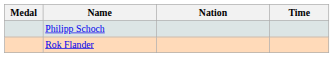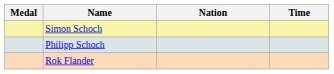+ row: (74, 29)
